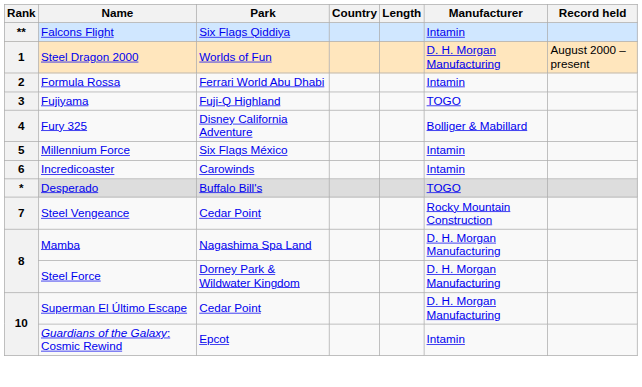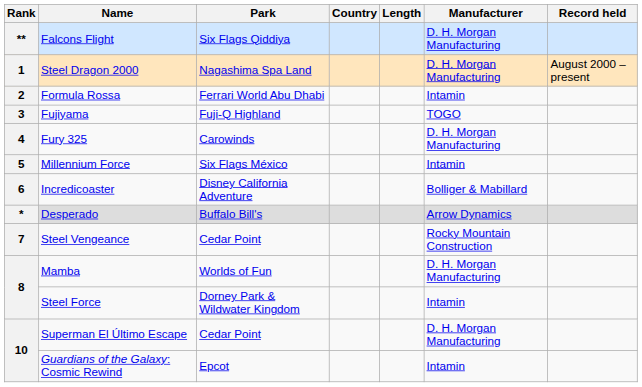(446, 32) Intamin -> (464, 38) D. H. Morgan Manufacturing
(235, 57) Worlds of Fun -> (255, 70) Nagashima Spa Land
(243, 126) Disney California Adventure -> (227, 139) Carowinds
(477, 126) Bolliger & Mabillard -> (464, 139) D. H. Morgan Manufacturing
(227, 169) Carowinds -> (243, 189) Disney California Adventure
(446, 169) Intamin -> (477, 189) Bolliger & Mabillard
(444, 188) TOGO -> (469, 214) Arrow Dynamics
(255, 244) Nagashima Spa Land -> (235, 271) Worlds of Fun
(464, 276) D. H. Morgan Manufacturing -> (446, 302) Intamin
